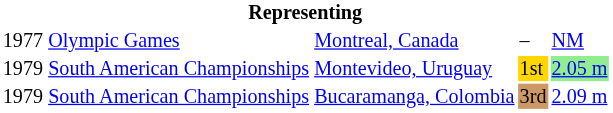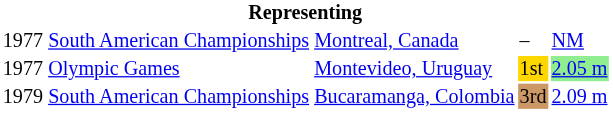(114, 40) Olympic Games -> (179, 40) South American Championships
(23, 68) 1979 -> (23, 68) 1977
(179, 68) South American Championships -> (114, 68) Olympic Games
